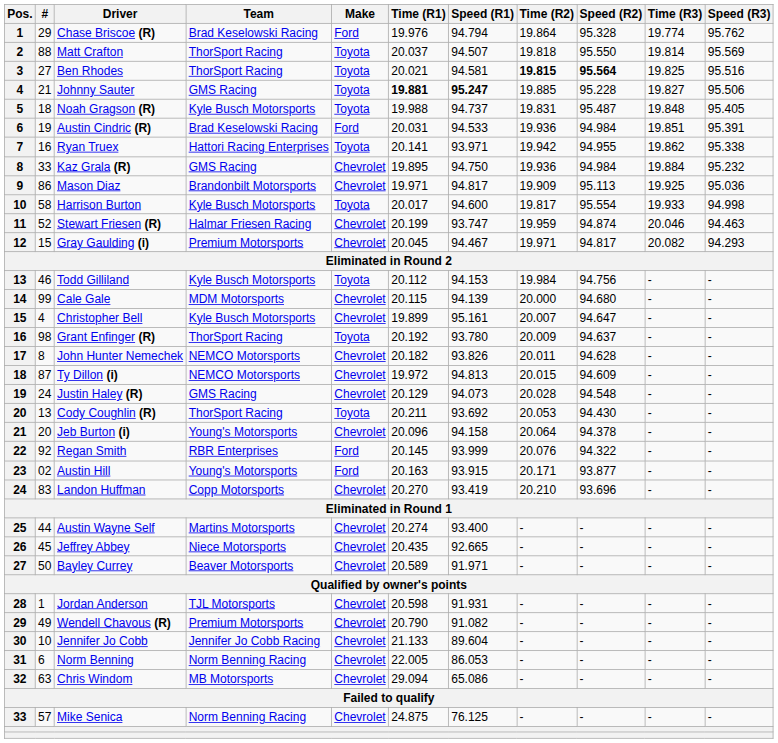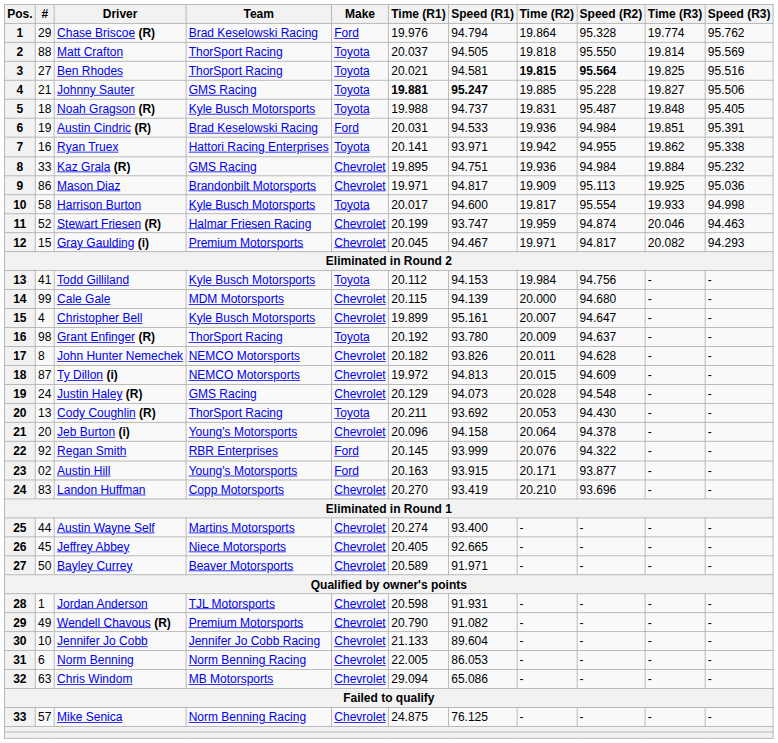(470, 52) 94.507 -> (470, 52) 94.505
(470, 166) 94.750 -> (470, 166) 94.751
(45, 280) 46 -> (45, 280) 41
(410, 546) 20.435 -> (410, 546) 20.405
